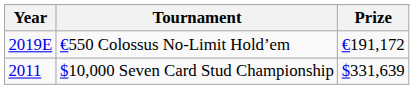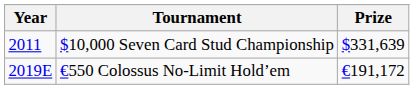rows swapped: (197, 71) <-> (175, 44)
